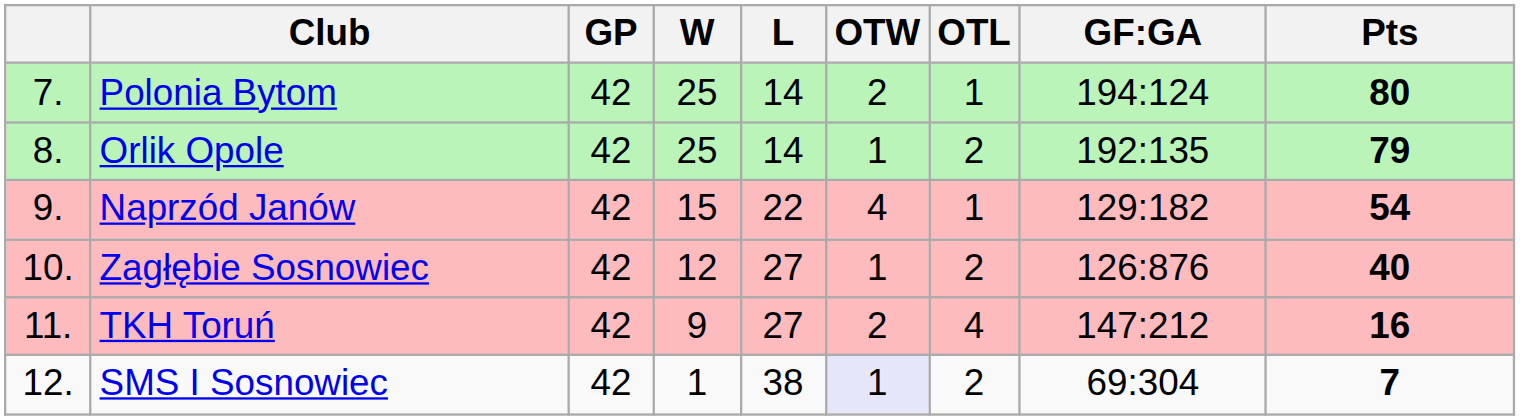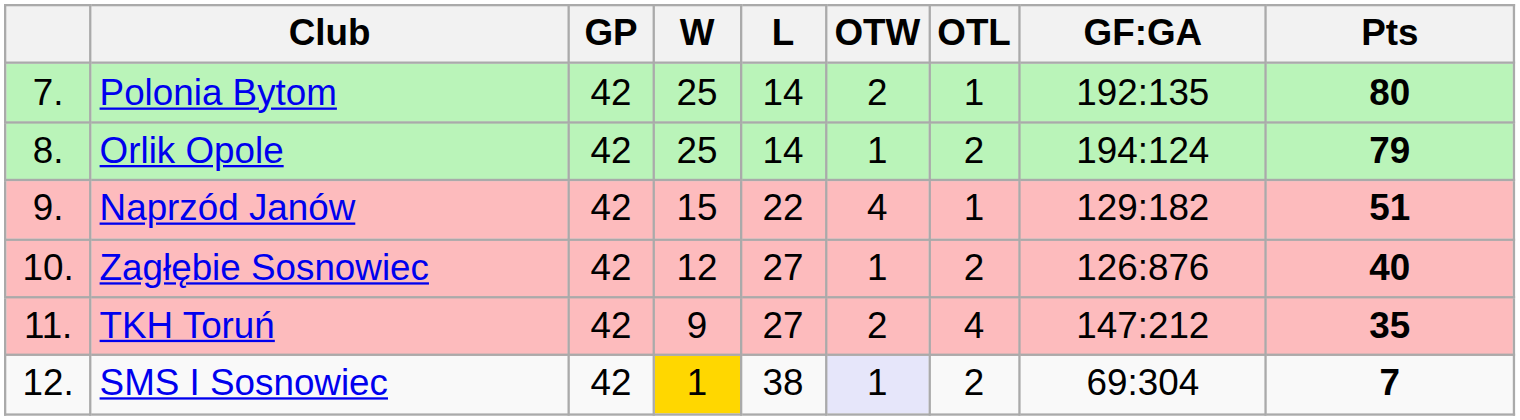(1143, 92) 194:124 -> (1143, 92) 192:135
(1143, 150) 192:135 -> (1143, 150) 194:124
(1390, 208) 54 -> (1390, 208) 51
(1390, 325) 16 -> (1390, 325) 35
(697, 383) no background -> (697, 383) gold background
